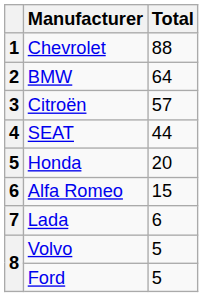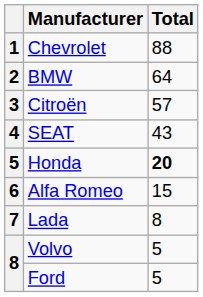(162, 134) 44 -> (162, 134) 43
(162, 162) normal -> (162, 162) bold
(157, 220) 6 -> (157, 220) 8
